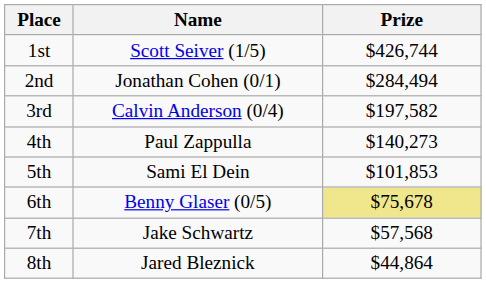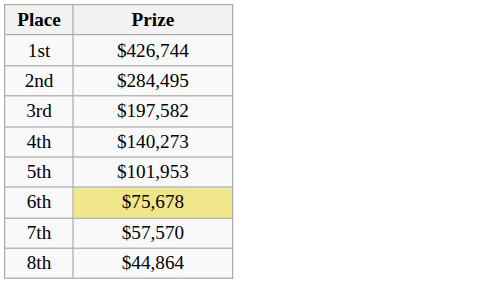- column: (198, 19)
(402, 80) $284,494 -> (153, 80) $284,495
(402, 171) $101,853 -> (153, 171) $101,953
(402, 232) $57,568 -> (153, 232) $57,570
